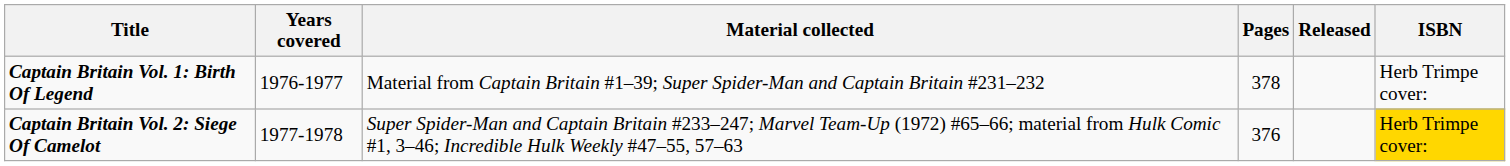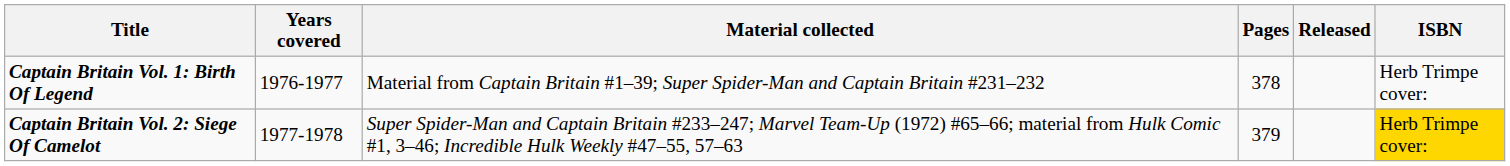(1266, 134) 376 -> (1266, 134) 379
